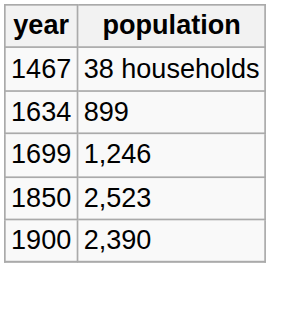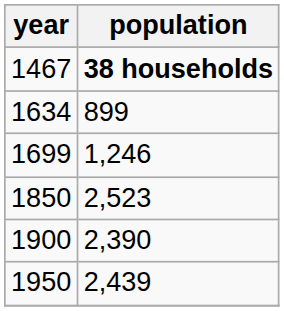(172, 68) normal -> (178, 68) bold
+ row: (41, 283)
